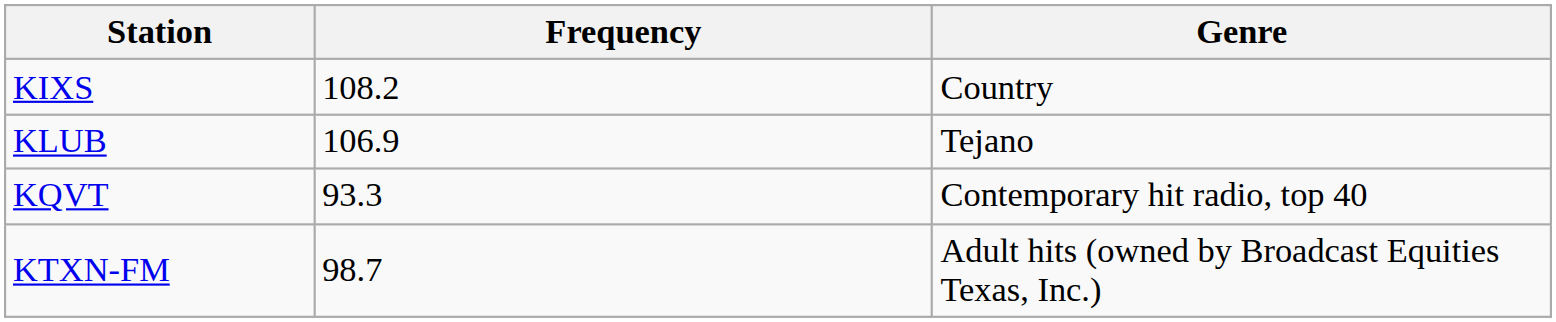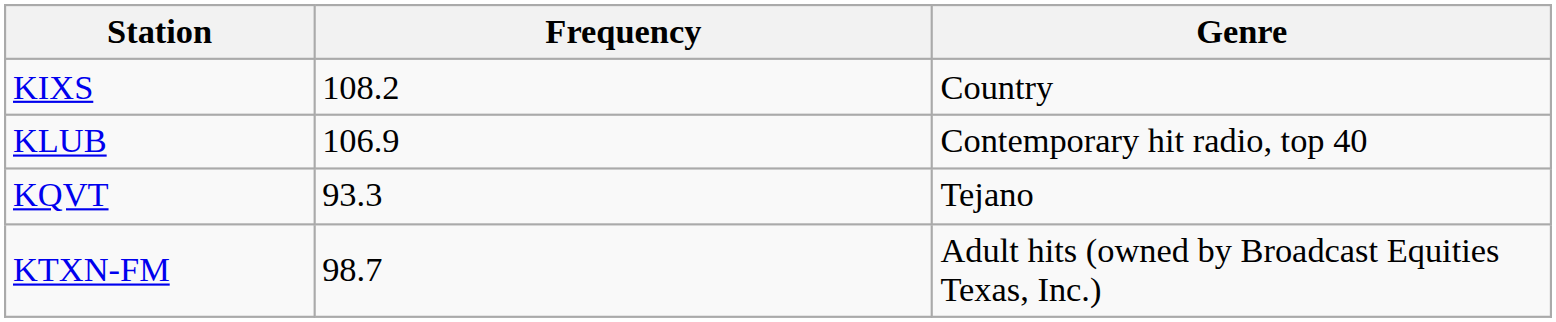(987, 140) Tejano -> (1154, 140) Contemporary hit radio, top 40
(1154, 195) Contemporary hit radio, top 40 -> (987, 195) Tejano
